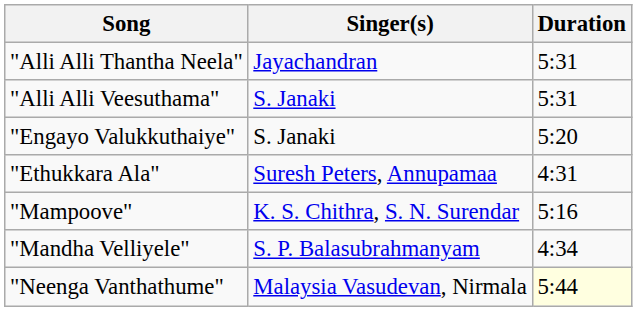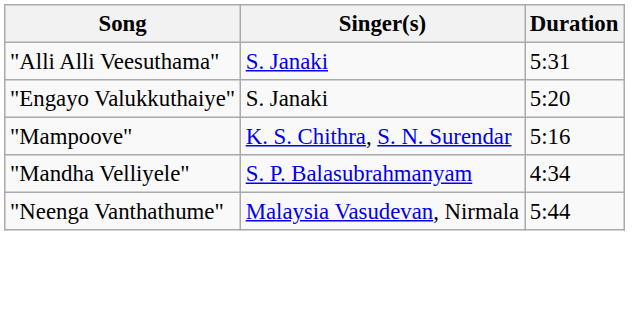- row: (126, 61)
- row: (85, 173)
(558, 286) lightyellow background -> (550, 211) no background
